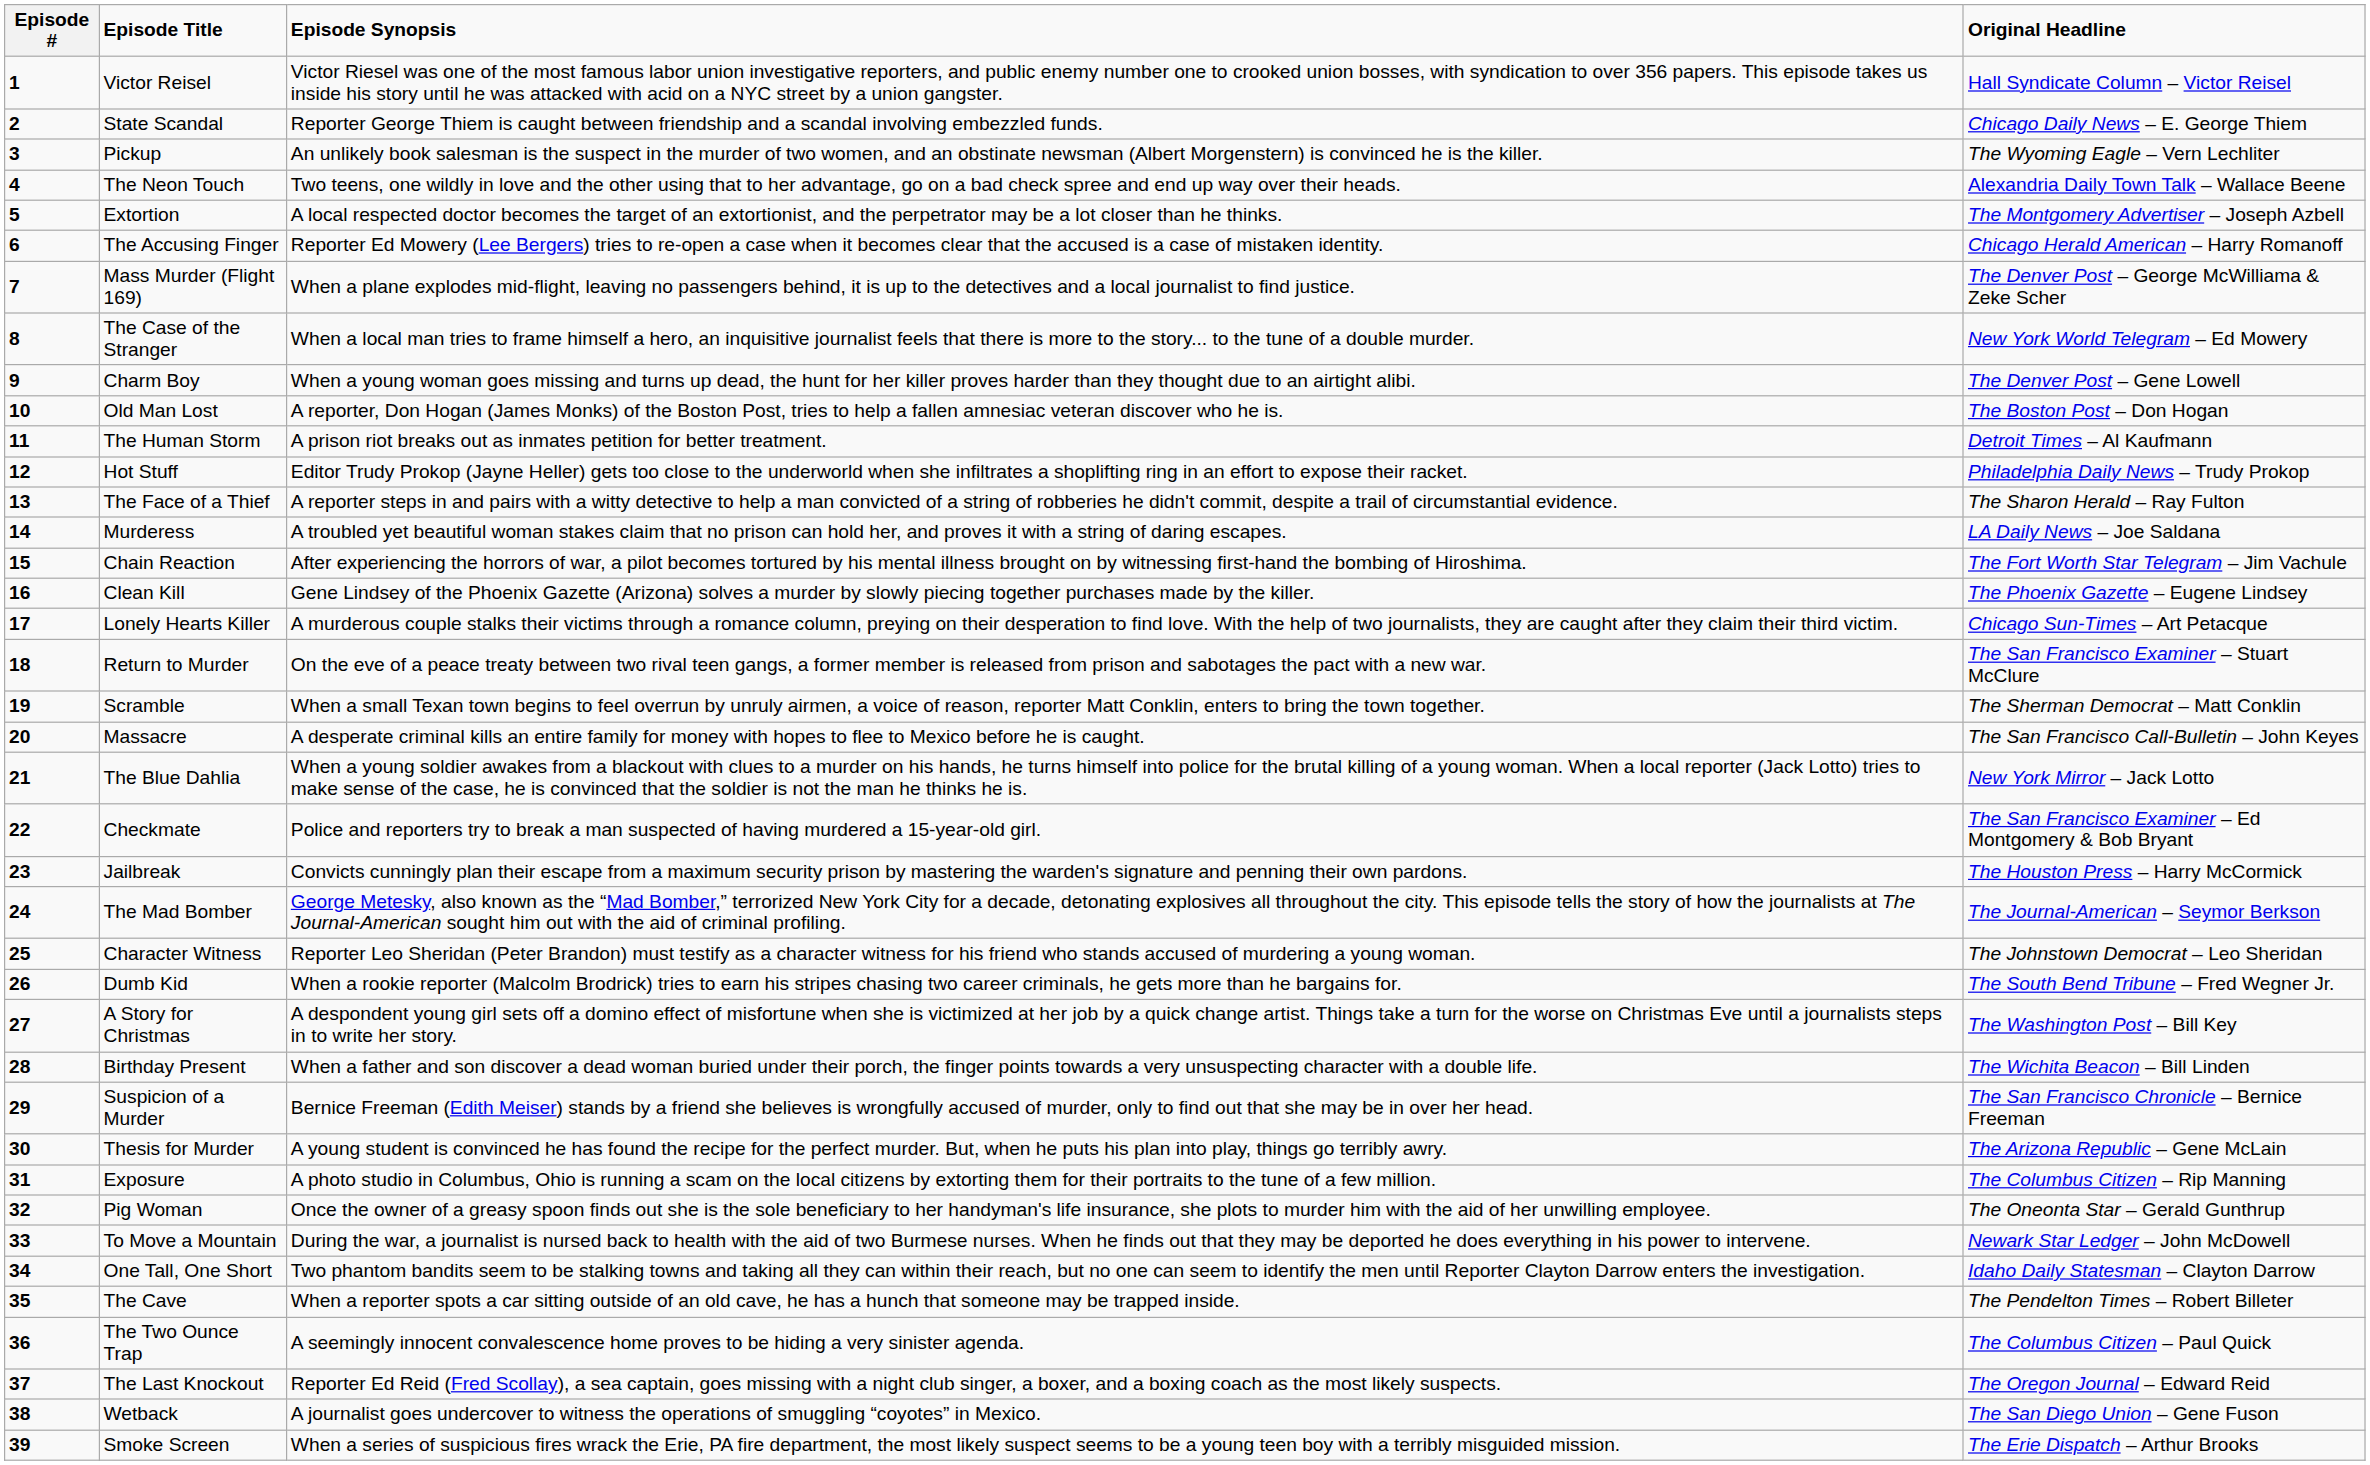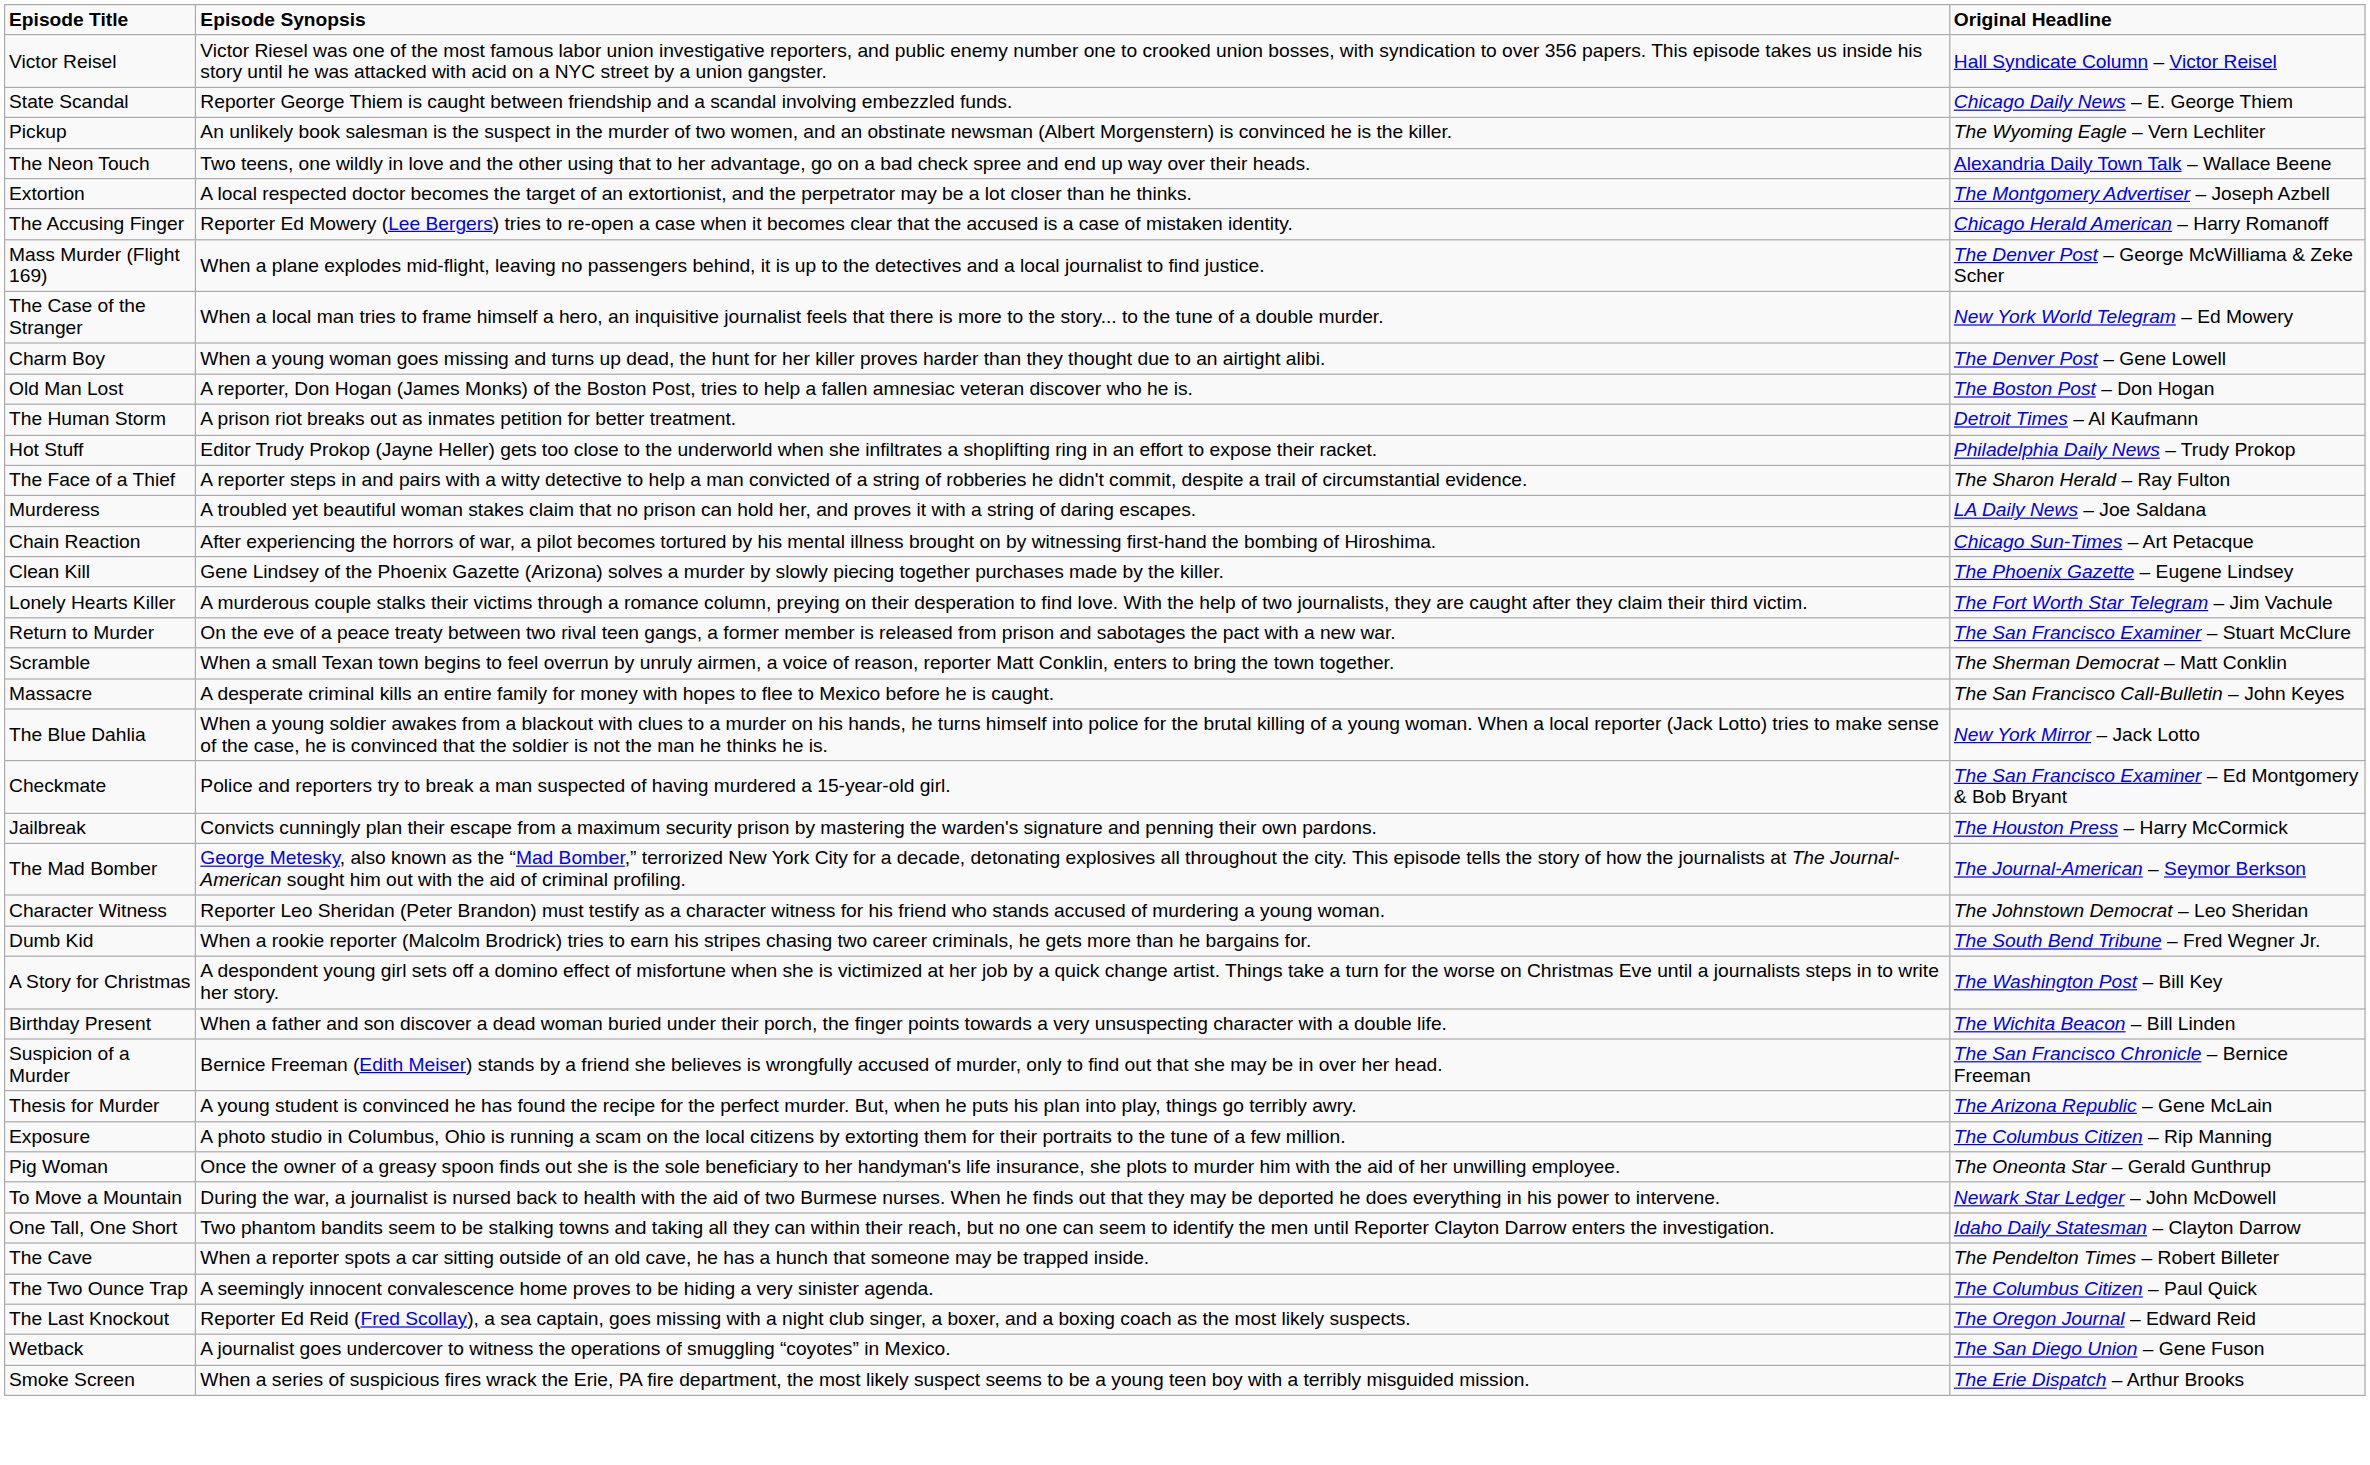- column: (52, 30)
(2157, 562) The Fort Worth Star Telegram – Jim Vachule -> (2104, 541) Chicago Sun-Times – Art Petacque
(2118, 623) Chicago Sun-Times – Art Petacque -> (2143, 602) The Fort Worth Star Telegram – Jim Vachule
